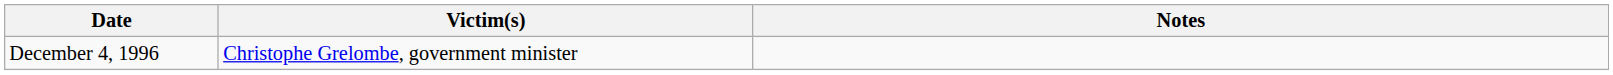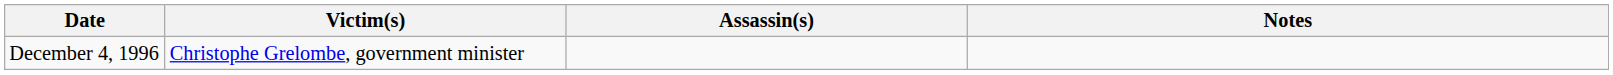+ column: (767, 20)
